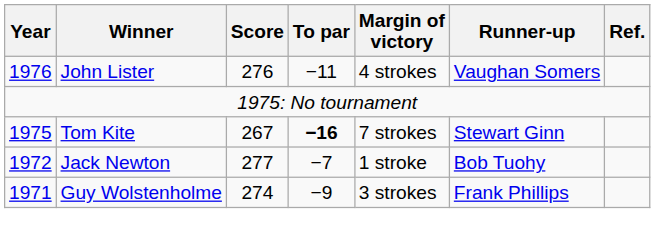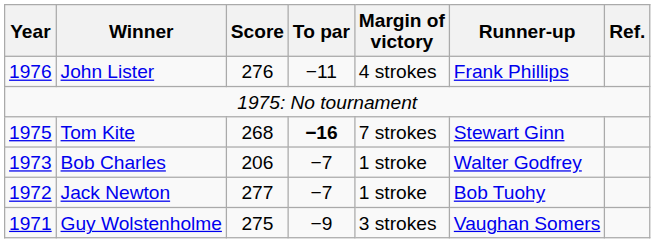(527, 72) Vaughan Somers -> (511, 72) Frank Phillips
(257, 132) 267 -> (257, 132) 268
+ row: (113, 163)
(257, 193) 274 -> (257, 223) 275
(511, 193) Frank Phillips -> (527, 223) Vaughan Somers
